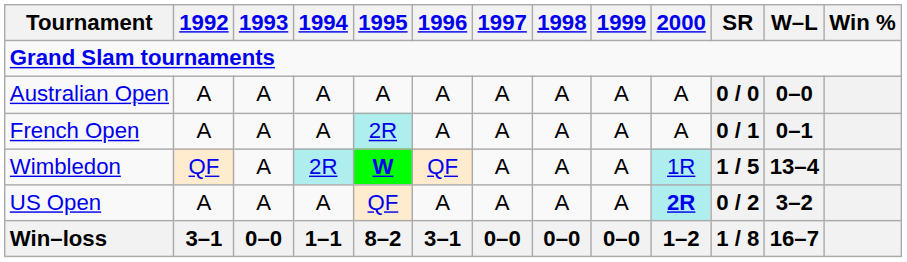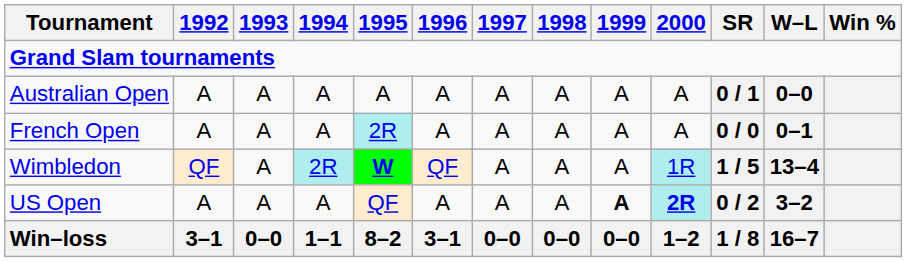(738, 94) 0 / 0 -> (738, 94) 0 / 1
(738, 130) 0 / 1 -> (738, 130) 0 / 0
(622, 202) normal -> (622, 202) bold
